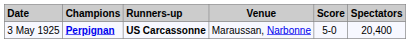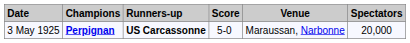columns swapped: (331, 13) <-> (261, 13)
(377, 30) 20,400 -> (377, 30) 20,000
